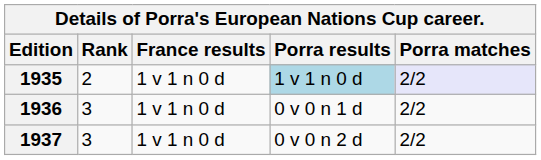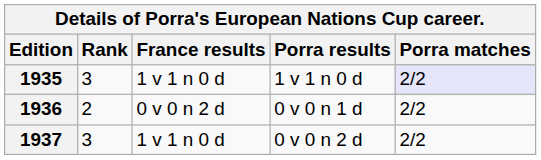(87, 79) 2 -> (87, 79) 3
(318, 79) lightblue background -> (318, 79) no background
(87, 109) 3 -> (87, 109) 2
(181, 109) 1 v 1 n 0 d -> (181, 109) 0 v 0 n 2 d
